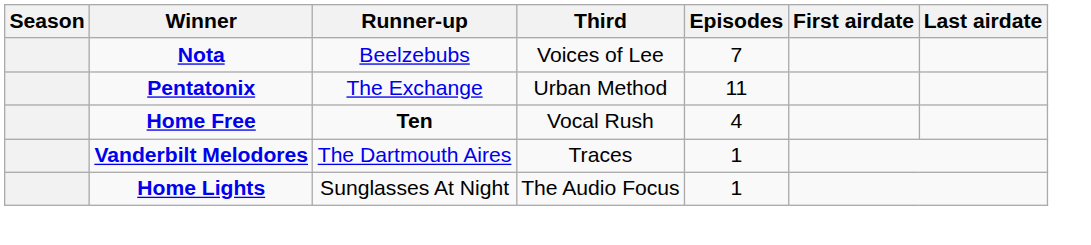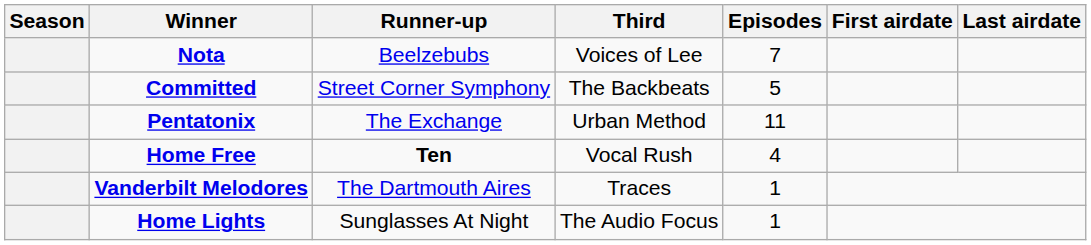+ row: (201, 88)
